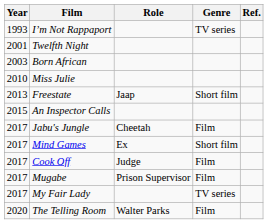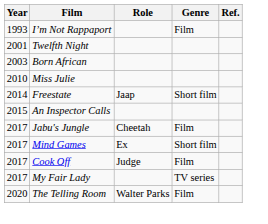(215, 29) TV series -> (184, 29) Film
(17, 95) 2013 -> (17, 95) 2014
- row: (49, 177)
